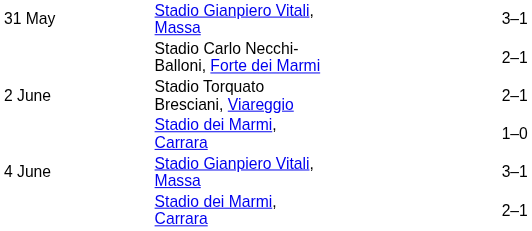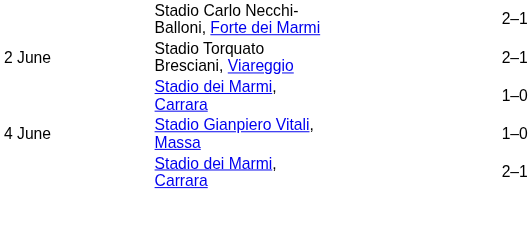- row: (30, 19)
(515, 172) 3–1 -> (515, 134) 1–0
